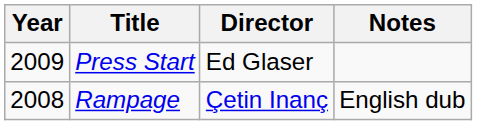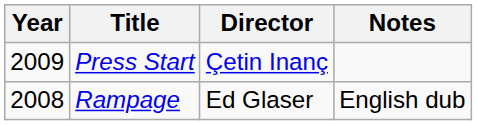(260, 61) Ed Glaser -> (267, 61) Çetin Inanç
(267, 100) Çetin Inanç -> (260, 100) Ed Glaser
